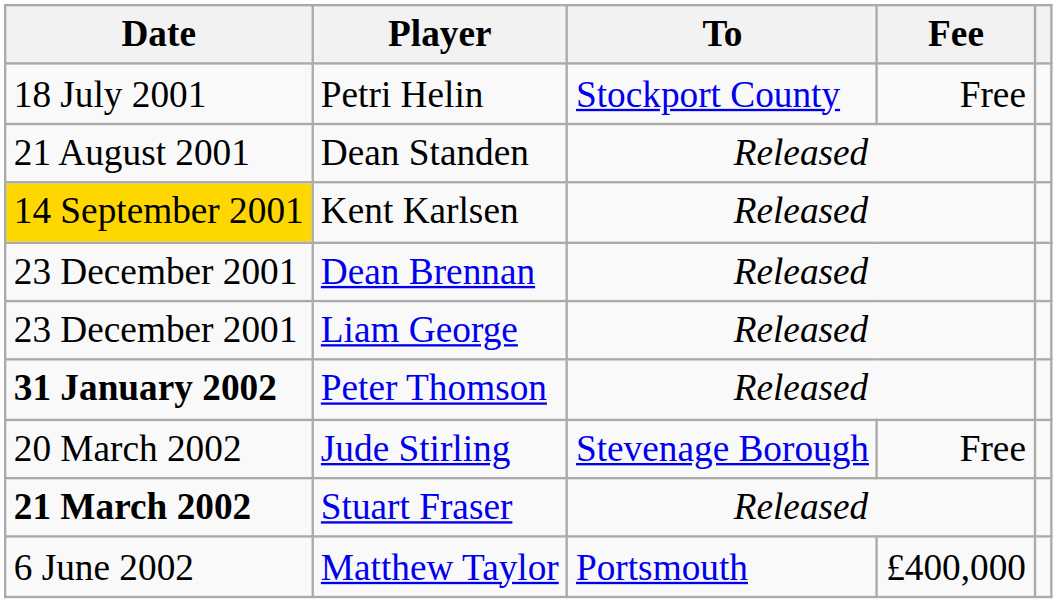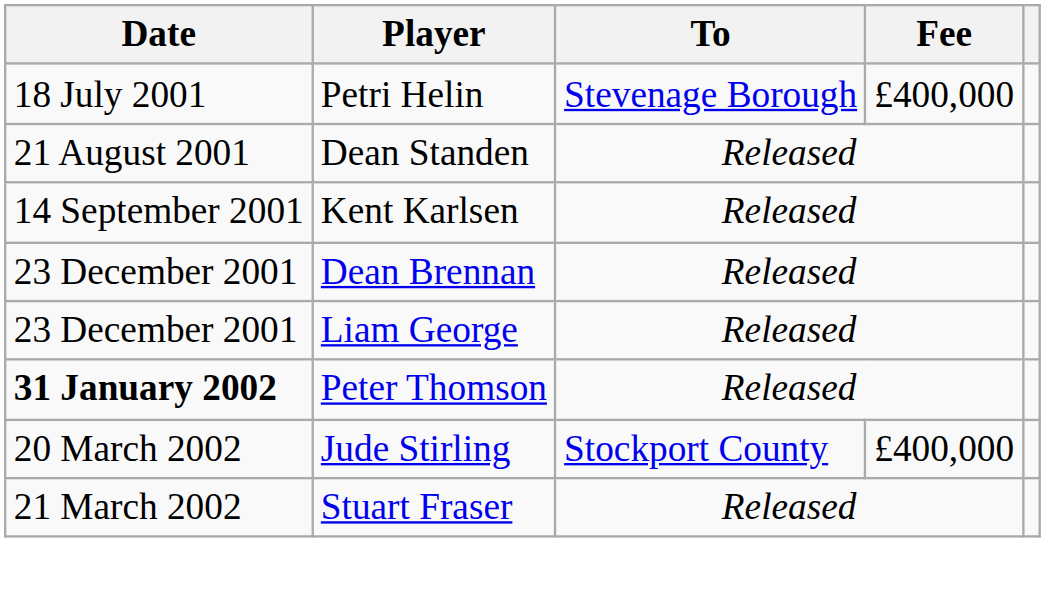(708, 93) Stockport County -> (711, 93) Stevenage Borough
(993, 93) Free -> (944, 93) £400,000
(159, 211) gold background -> (159, 211) no background
(722, 447) Stevenage Borough -> (696, 447) Stockport County
(993, 447) Free -> (944, 447) £400,000
(132, 507) bold -> (128, 507) normal
- row: (440, 566)
